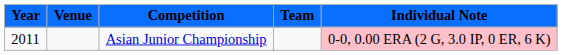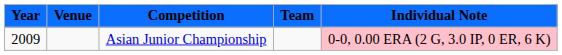(26, 38) 2011 -> (26, 38) 2009
